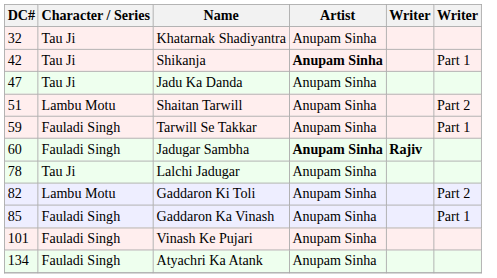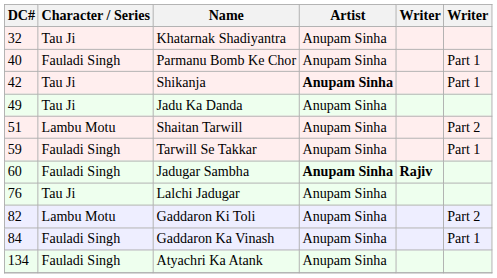+ row: (226, 60)
(15, 82) 47 -> (15, 104) 49
(15, 171) 78 -> (15, 194) 76
(15, 216) 85 -> (15, 238) 84
- row: (205, 238)
